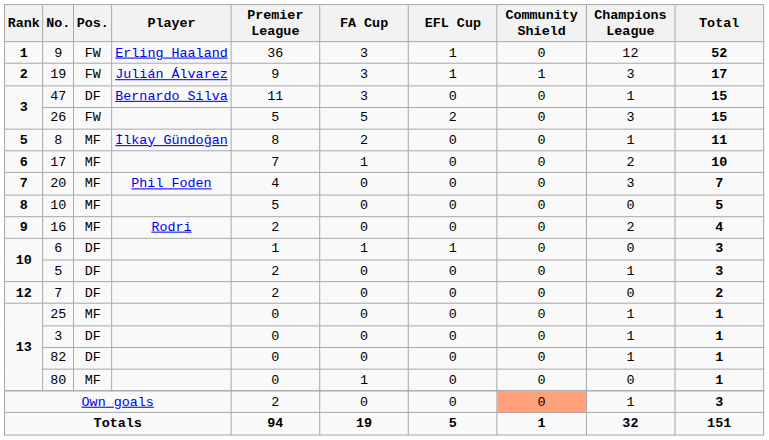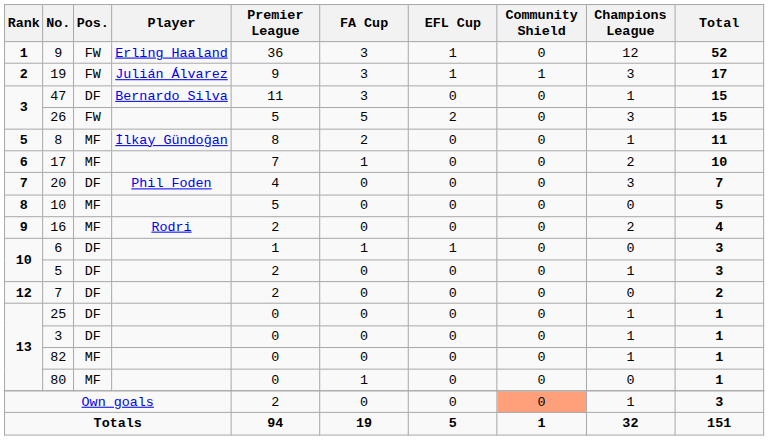(93, 184) MF -> (93, 184) DF
(93, 315) MF -> (93, 315) DF
(93, 358) DF -> (93, 358) MF
